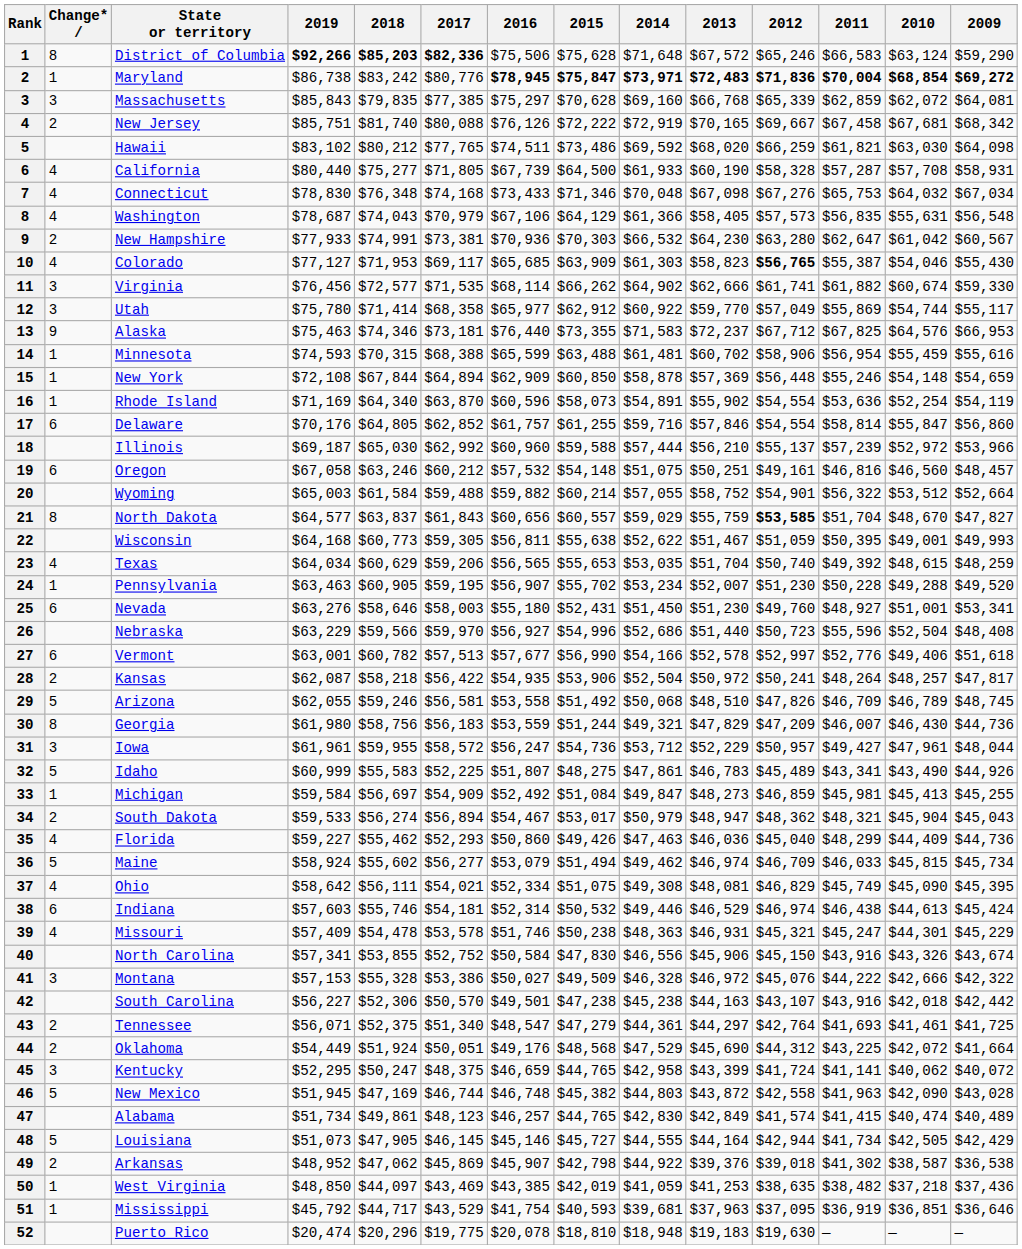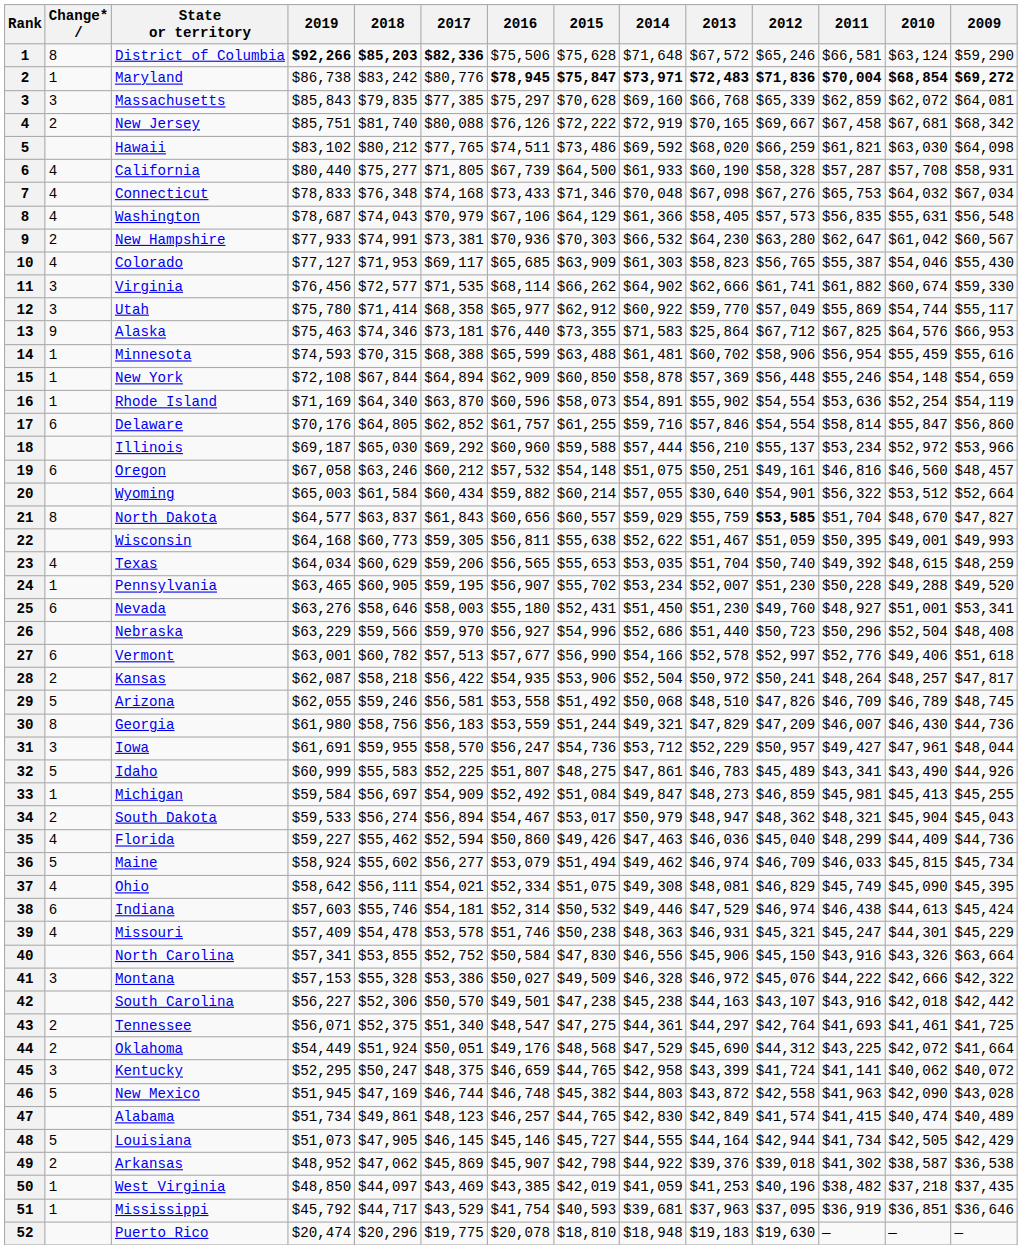(852, 56) $66,583 -> (852, 56) $66,581
(322, 194) $78,830 -> (322, 194) $78,833
(785, 263) bold -> (785, 263) normal
(719, 333) $72,237 -> (719, 333) $25,864
(454, 448) $62,992 -> (454, 448) $69,292
(852, 448) $57,239 -> (852, 448) $53,234
(454, 494) $59,488 -> (454, 494) $60,434
(719, 494) $58,752 -> (719, 494) $30,640
(322, 587) $63,463 -> (322, 587) $63,465
(852, 633) $55,596 -> (852, 633) $50,296
(322, 748) $61,961 -> (322, 748) $61,691
(454, 748) $58,572 -> (454, 748) $58,570
(454, 841) $52,293 -> (454, 841) $52,594
(719, 910) $46,529 -> (719, 910) $47,529
(984, 956) $43,674 -> (984, 956) $63,664
(587, 1026) $47,279 -> (587, 1026) $47,275
(785, 1187) $38,635 -> (785, 1187) $40,196
(984, 1187) $37,436 -> (984, 1187) $37,435
